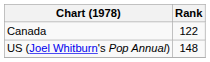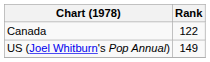(189, 48) 148 -> (189, 48) 149
